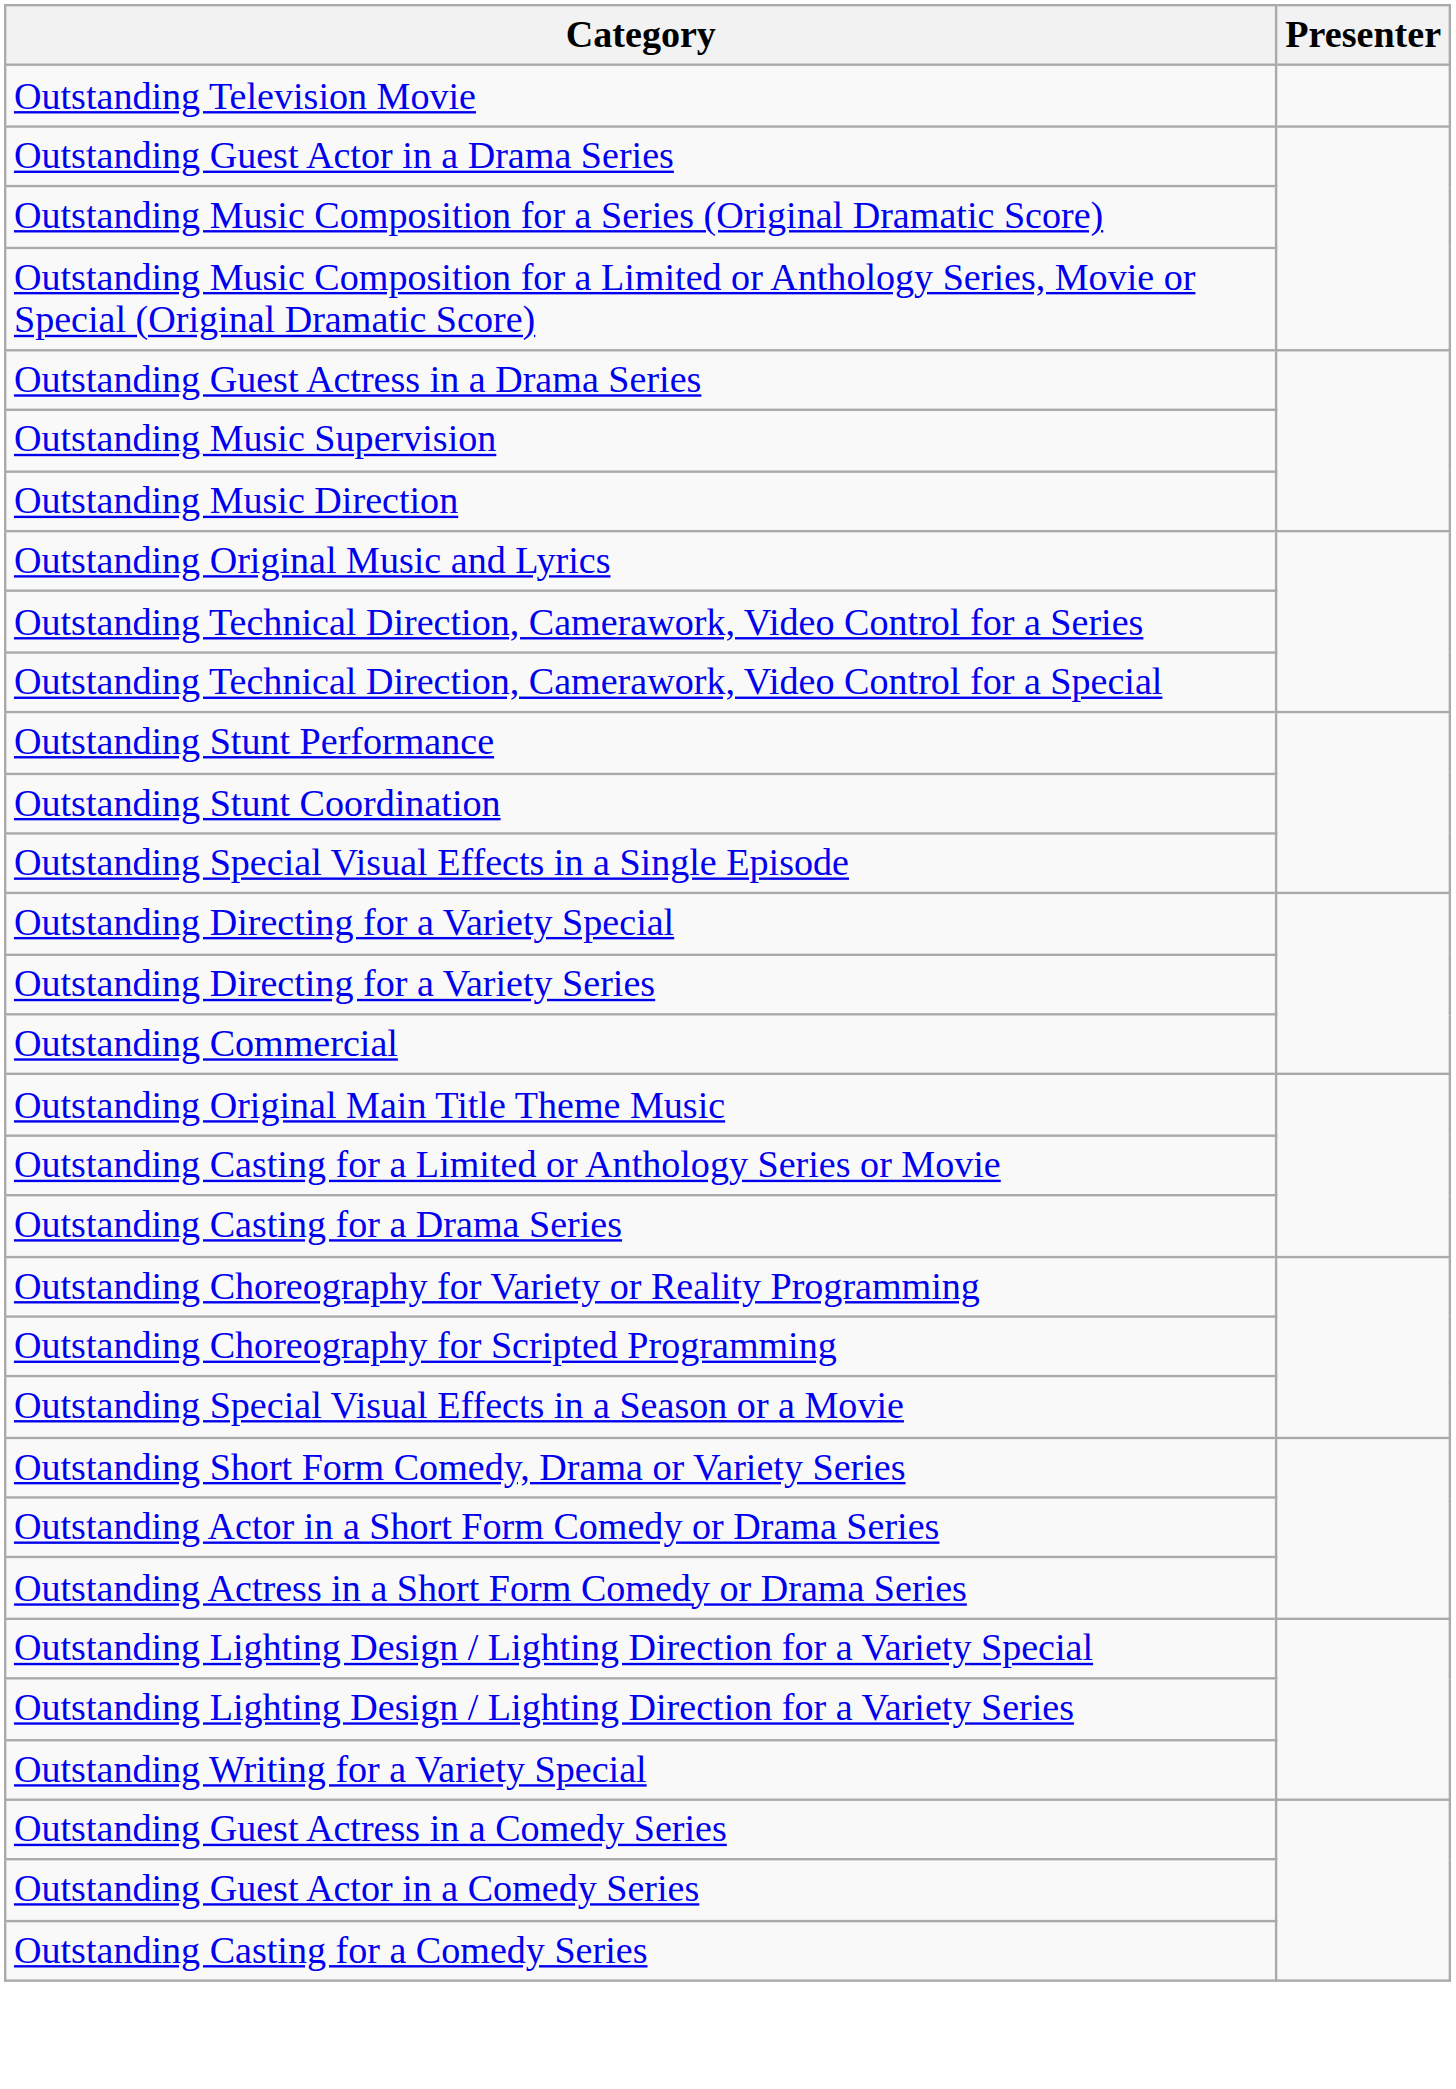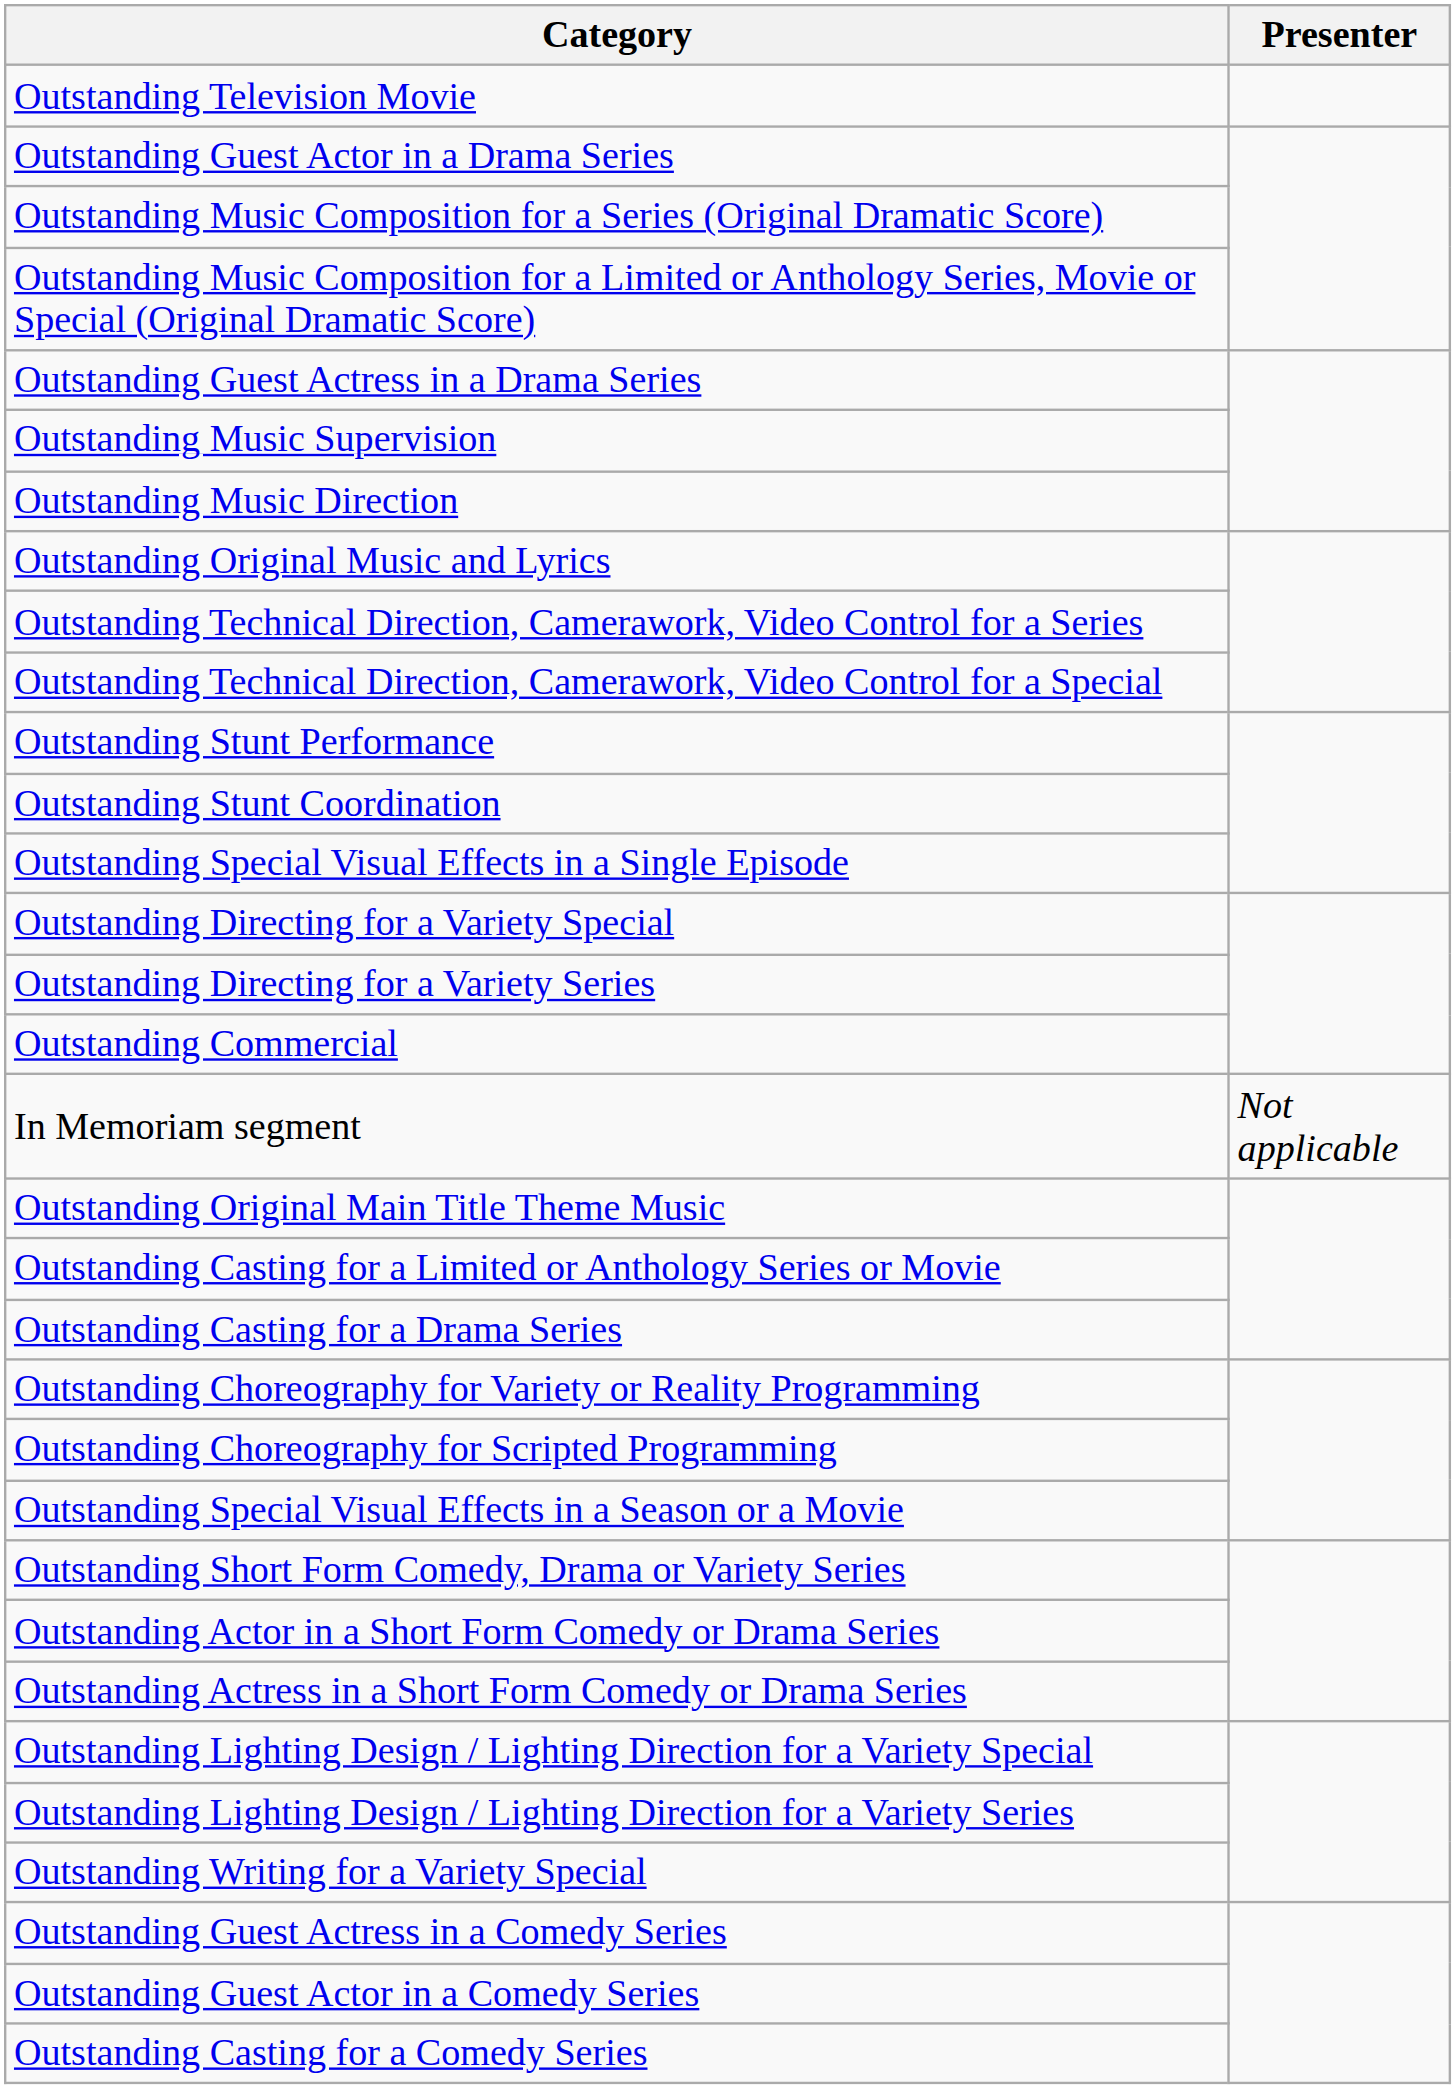+ row: (187, 1125)
